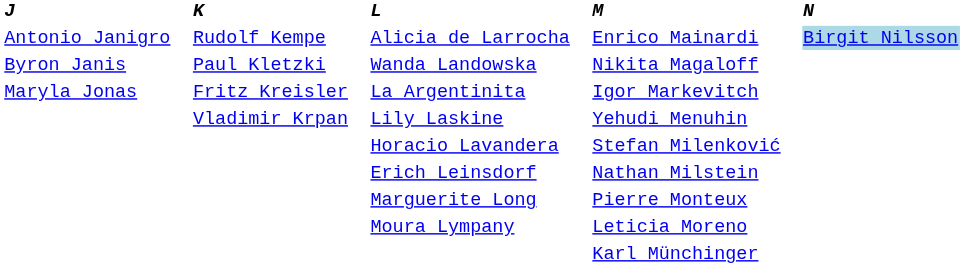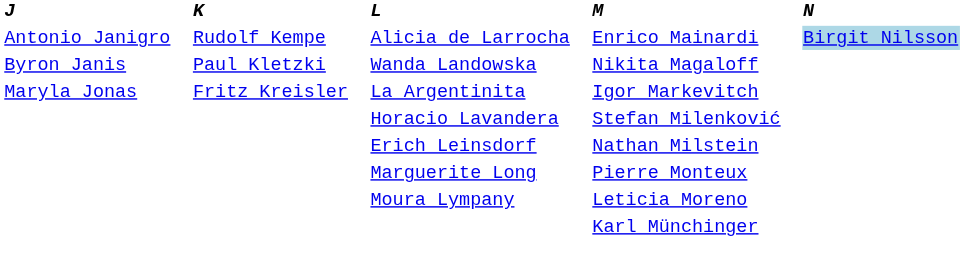- row: (87, 119)
